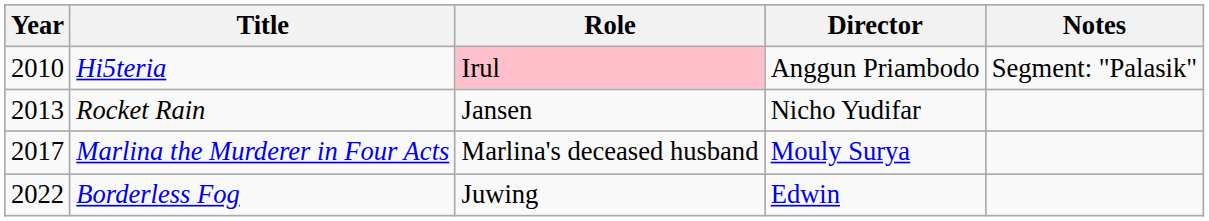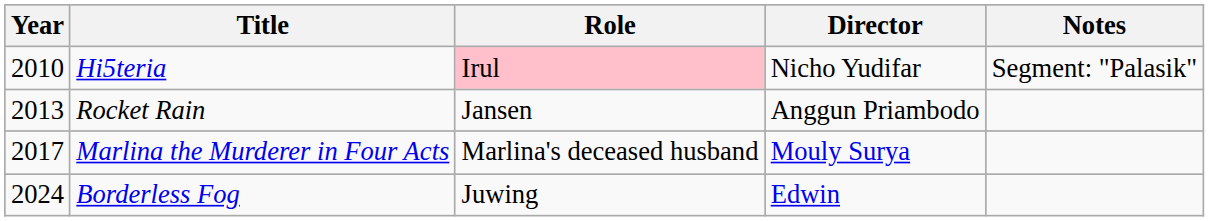(875, 67) Anggun Priambodo -> (846, 67) Nicho Yudifar
(846, 109) Nicho Yudifar -> (875, 109) Anggun Priambodo
(38, 194) 2022 -> (38, 194) 2024
